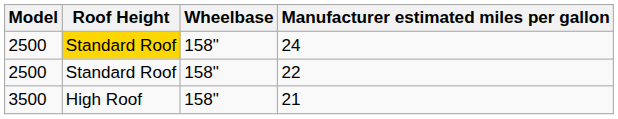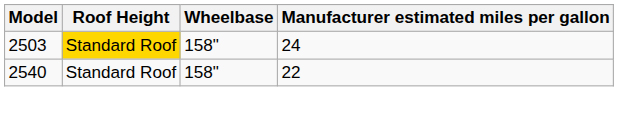(28, 45) 2500 -> (28, 45) 2503
(28, 72) 2500 -> (28, 72) 2540
- row: (291, 99)
